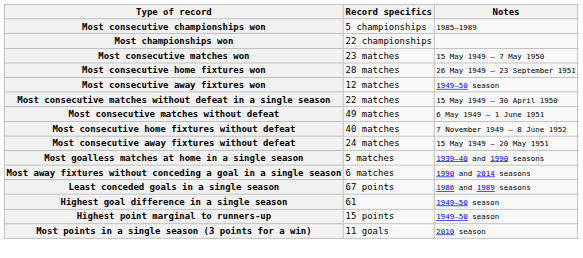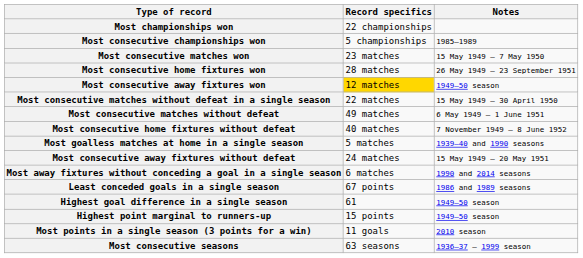rows swapped: (174, 41) <-> (174, 26)
(373, 85) no background -> (373, 85) gold background
rows swapped: (174, 143) <-> (174, 158)
+ row: (174, 246)
